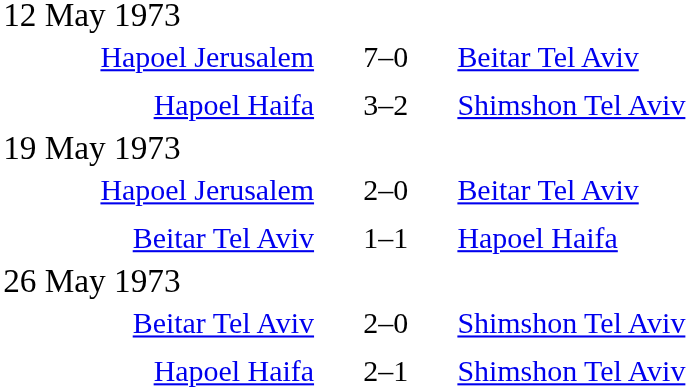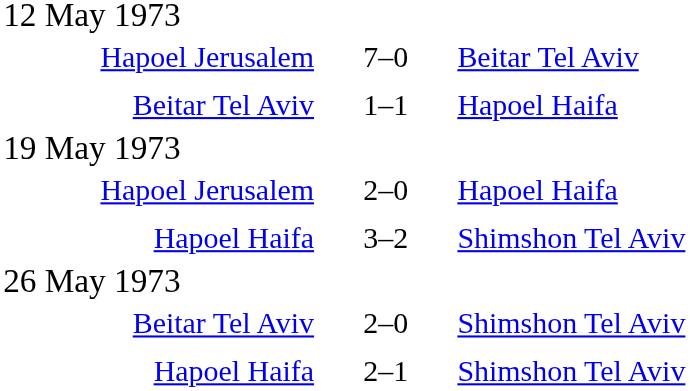rows swapped: (223, 238) <-> (234, 105)
(548, 190) Beitar Tel Aviv -> (538, 190) Hapoel Haifa
